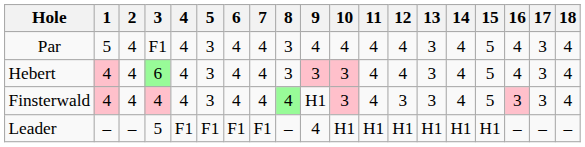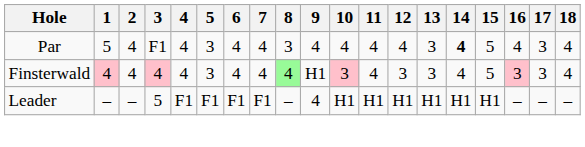(461, 45) normal -> (461, 45) bold
- row: (32, 73)
